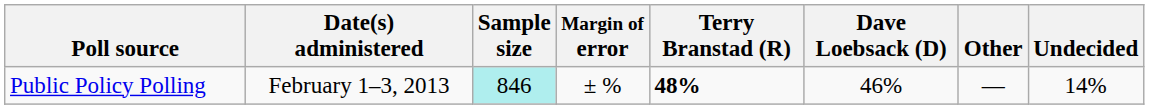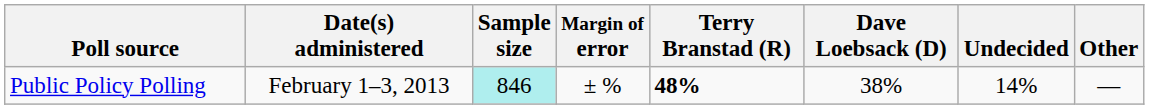columns swapped: (993, 48) <-> (1086, 48)
(881, 85) 46% -> (881, 85) 38%
